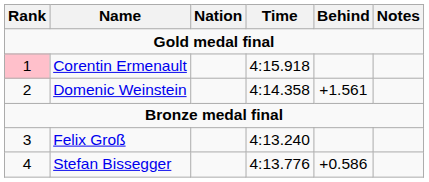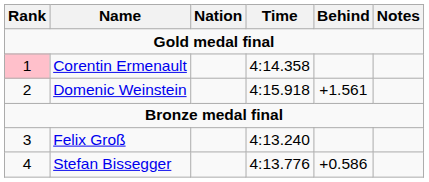(280, 66) 4:15.918 -> (280, 66) 4:14.358
(280, 90) 4:14.358 -> (280, 90) 4:15.918
